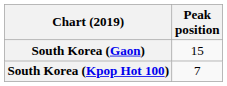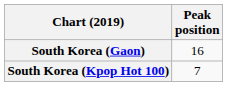(197, 50) 15 -> (197, 50) 16
